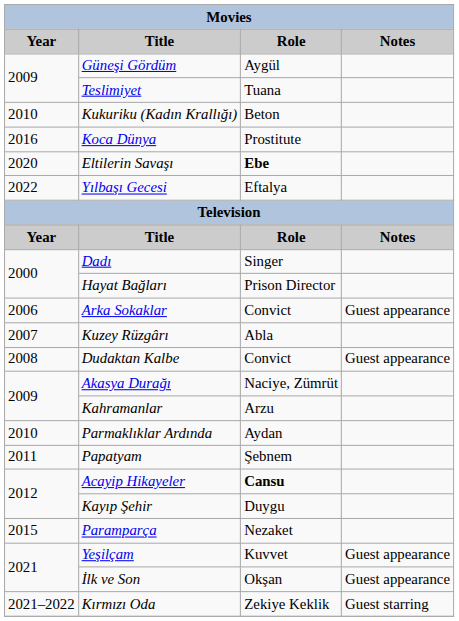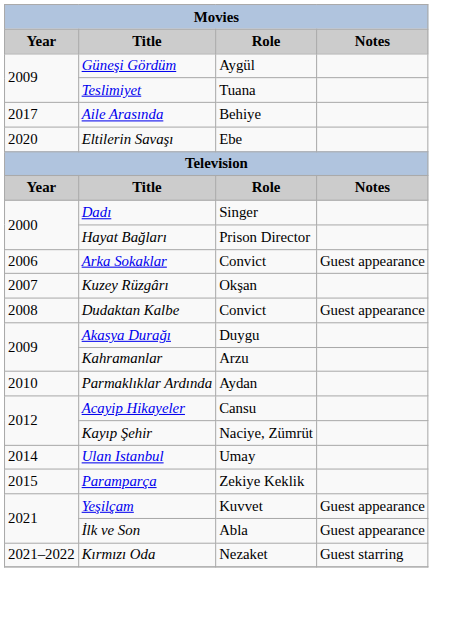- row: (23, 114)
- row: (23, 139)
+ row: (23, 114)
(257, 163) bold -> (231, 139) normal
- row: (23, 188)
(259, 335) Abla -> (238, 286) Okşan
(291, 384) Naciye, Zümrüt -> (239, 335) Duygu
- row: (23, 457)
(264, 481) bold -> (238, 408) normal
(264, 506) Duygu -> (266, 432) Naciye, Zümrüt
+ row: (23, 457)
(269, 530) Nezaket -> (262, 481) Zekiye Keklik
(263, 579) Okşan -> (234, 530) Abla
(287, 604) Zekiye Keklik -> (243, 555) Nezaket
